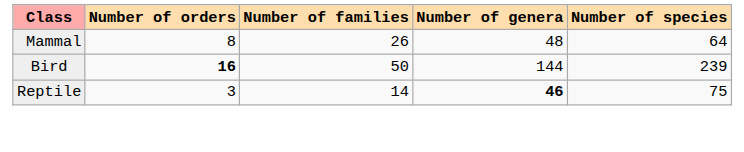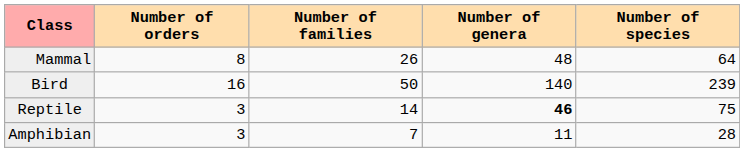(227, 67) bold -> (236, 85) normal
(550, 67) 144 -> (559, 85) 140
+ row: (50, 135)
